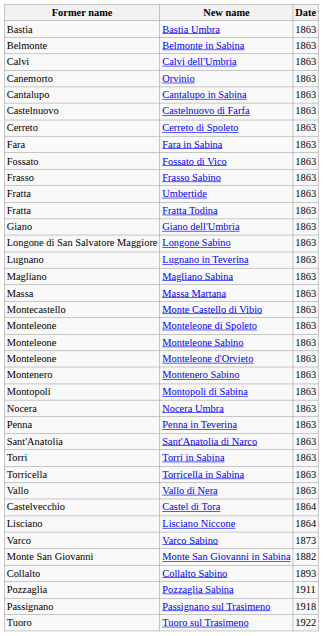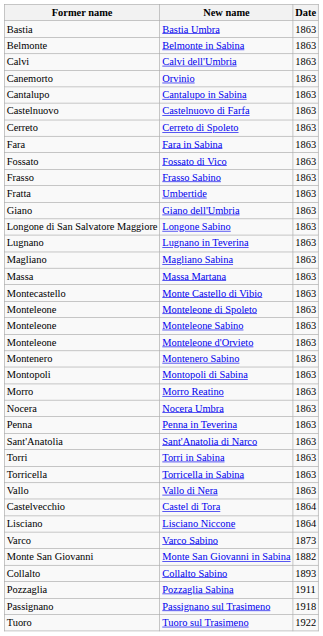- row: (190, 210)
+ row: (193, 392)
